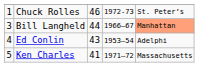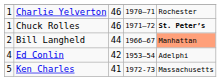+ row: (61, 12)
(119, 12) 1972-73 -> (140, 26) 1971–72
(161, 12) normal -> (182, 26) bold
(9, 26) 3 -> (9, 40) 2
(95, 40) 43 -> (116, 55) 42
(119, 55) 1971–72 -> (140, 69) 1972-73
